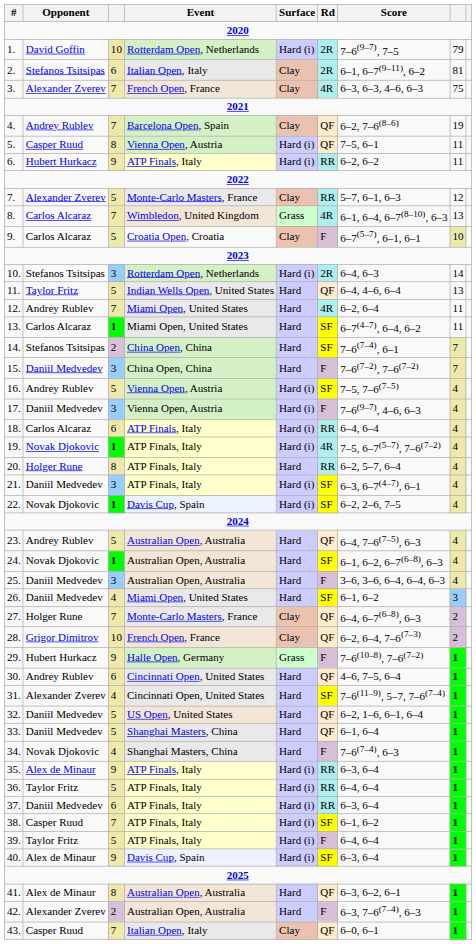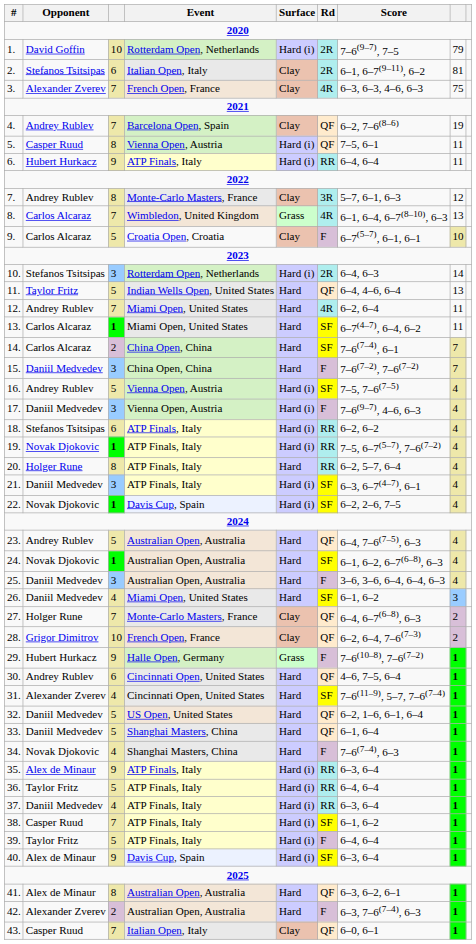(359, 162) 6–2, 6–2 -> (359, 162) 6–4, 6–4
(66, 197) Alexander Zverev -> (60, 197) Andrey Rublev
(114, 197) 5 -> (114, 197) 8
(328, 197) RR -> (327, 197) 3R
(65, 347) Stefanos Tsitsipas -> (58, 347) Carlos Alcaraz
(58, 428) Carlos Alcaraz -> (65, 428) Stefanos Tsitsipas
(359, 428) 6–4, 6–4 -> (359, 428) 6–2, 6–2
(327, 447) 4R -> (328, 447) RR
(114, 805) 6 -> (114, 805) 4
